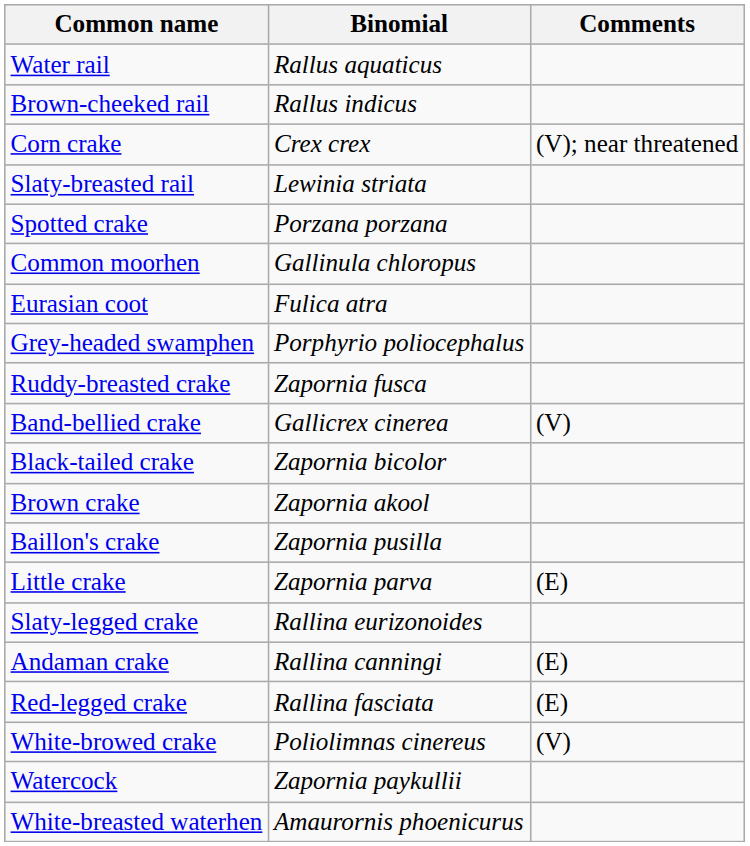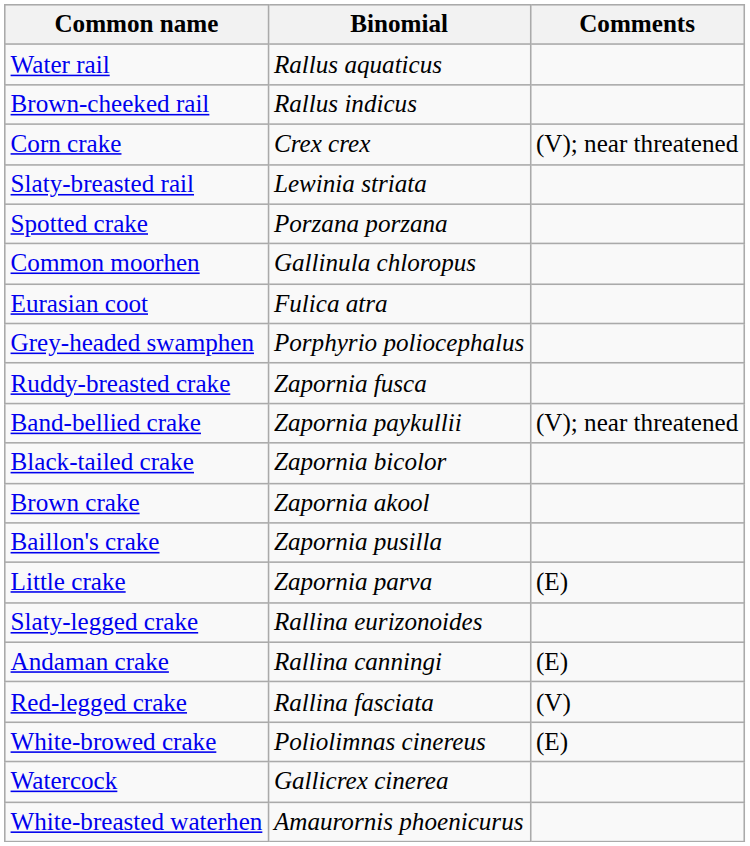(361, 422) Gallicrex cinerea -> (368, 422) Zapornia paykullii
(553, 422) (V) -> (637, 422) (V); near threatened
(552, 701) (E) -> (553, 701) (V)
(553, 741) (V) -> (552, 741) (E)
(368, 781) Zapornia paykullii -> (361, 781) Gallicrex cinerea
